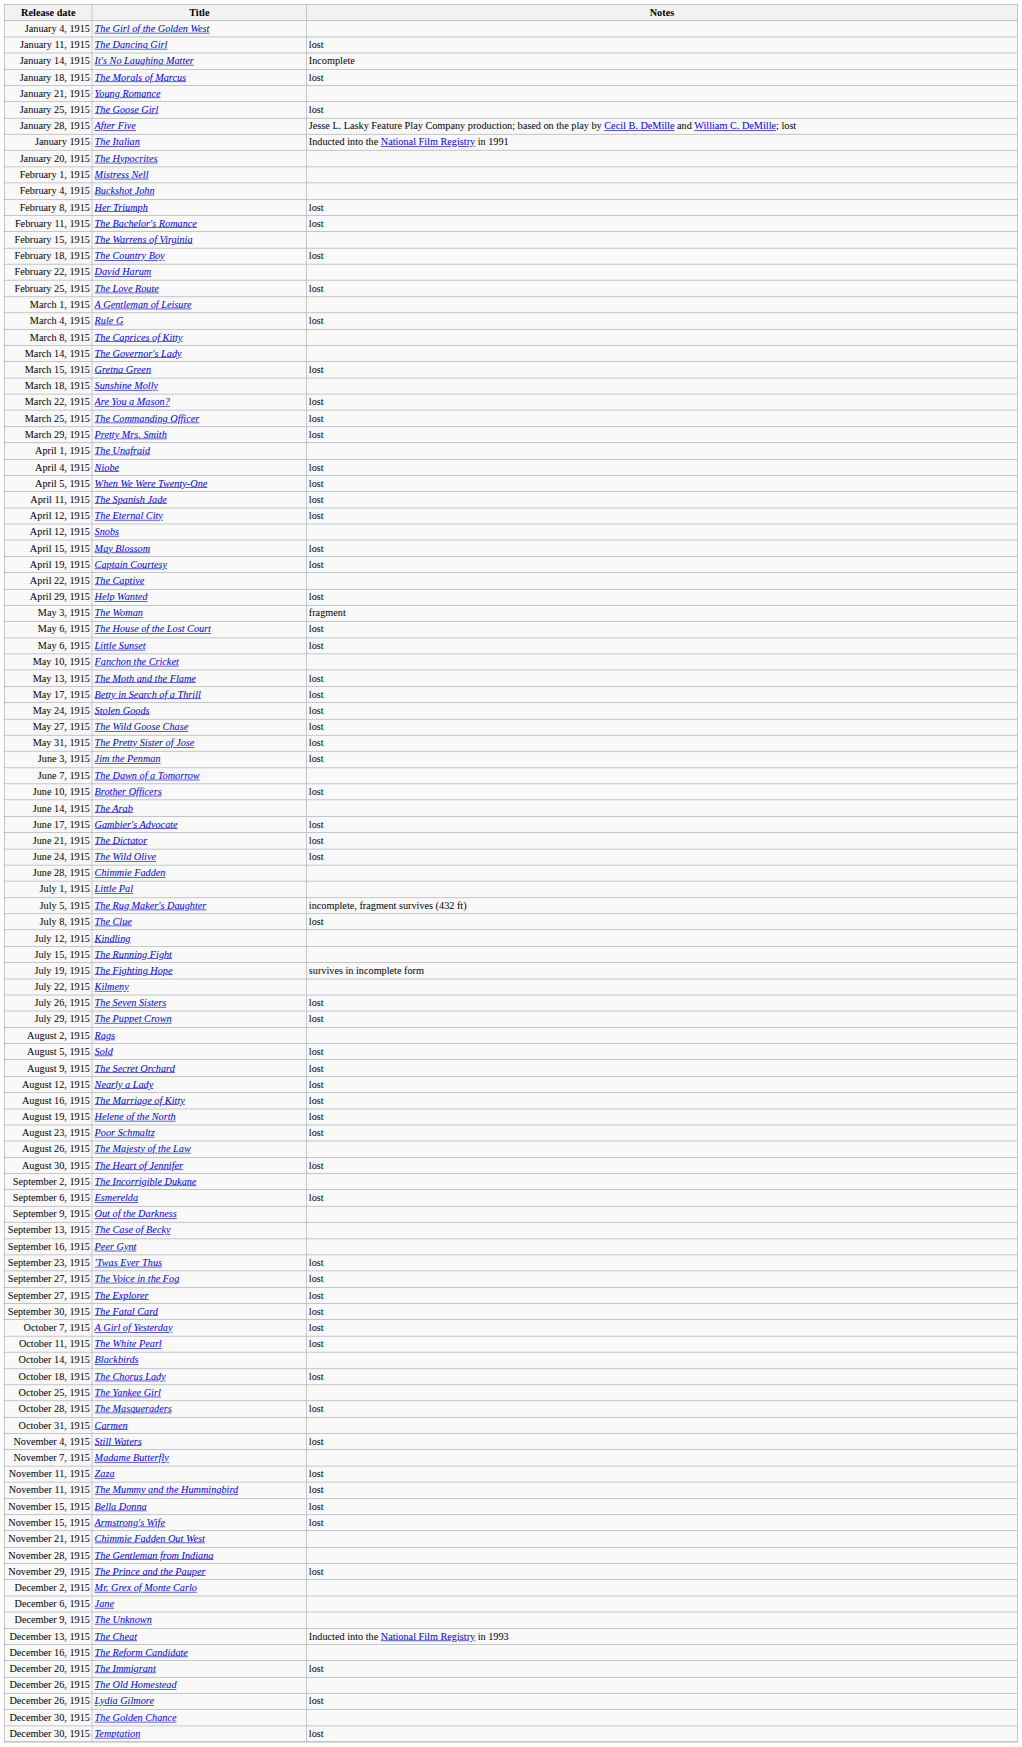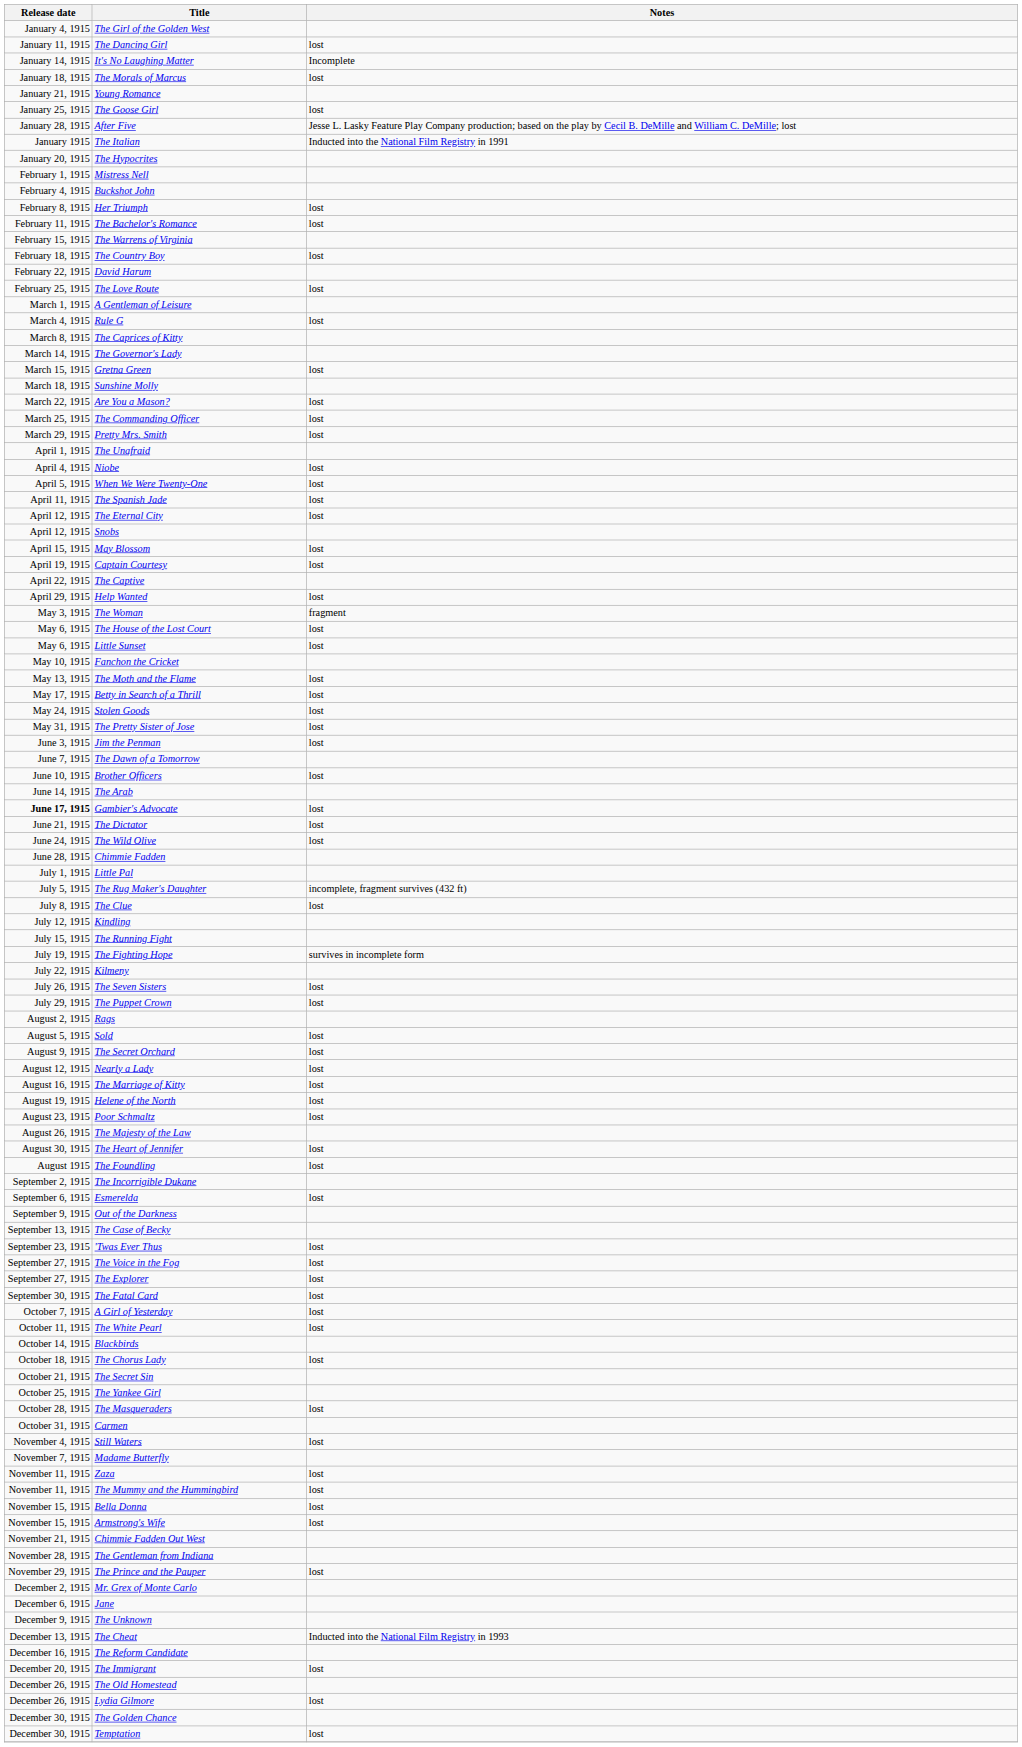- row: (141, 727)
(61, 824) normal -> (60, 808) bold
+ row: (125, 1165)
- row: (115, 1246)
+ row: (124, 1376)
